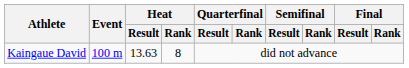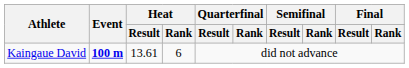(107, 53) normal -> (107, 53) bold
(144, 53) 13.63 -> (144, 53) 13.61
(178, 53) 8 -> (179, 53) 6
